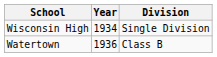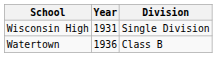(105, 28) 1934 -> (105, 28) 1931
